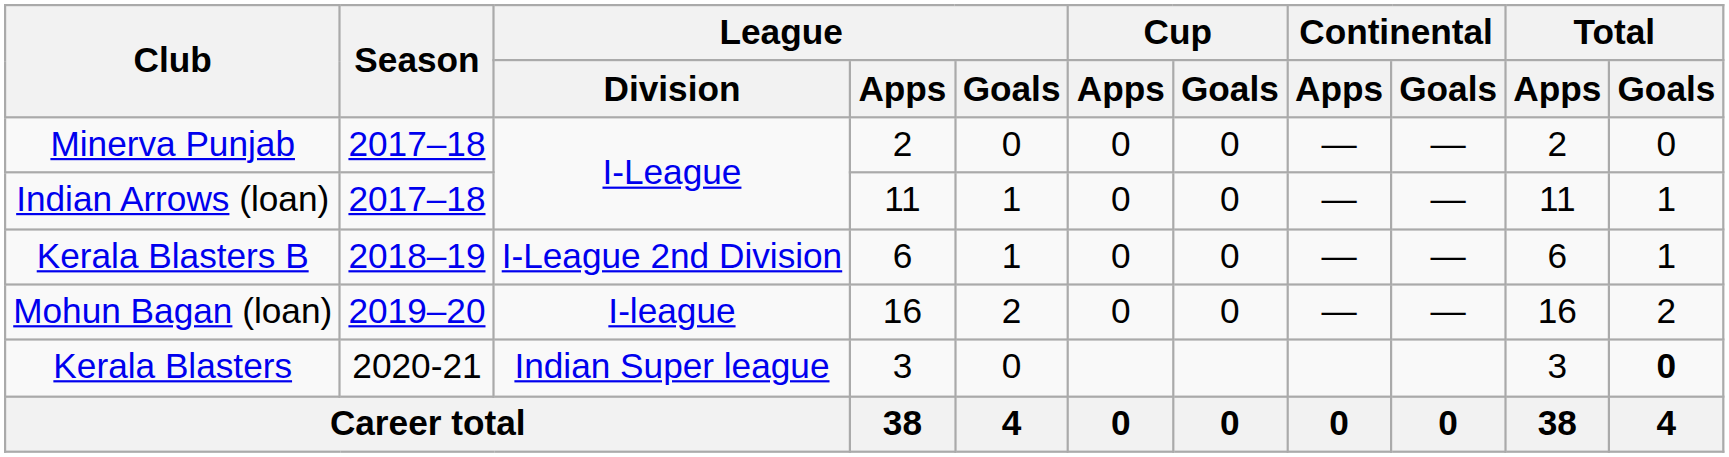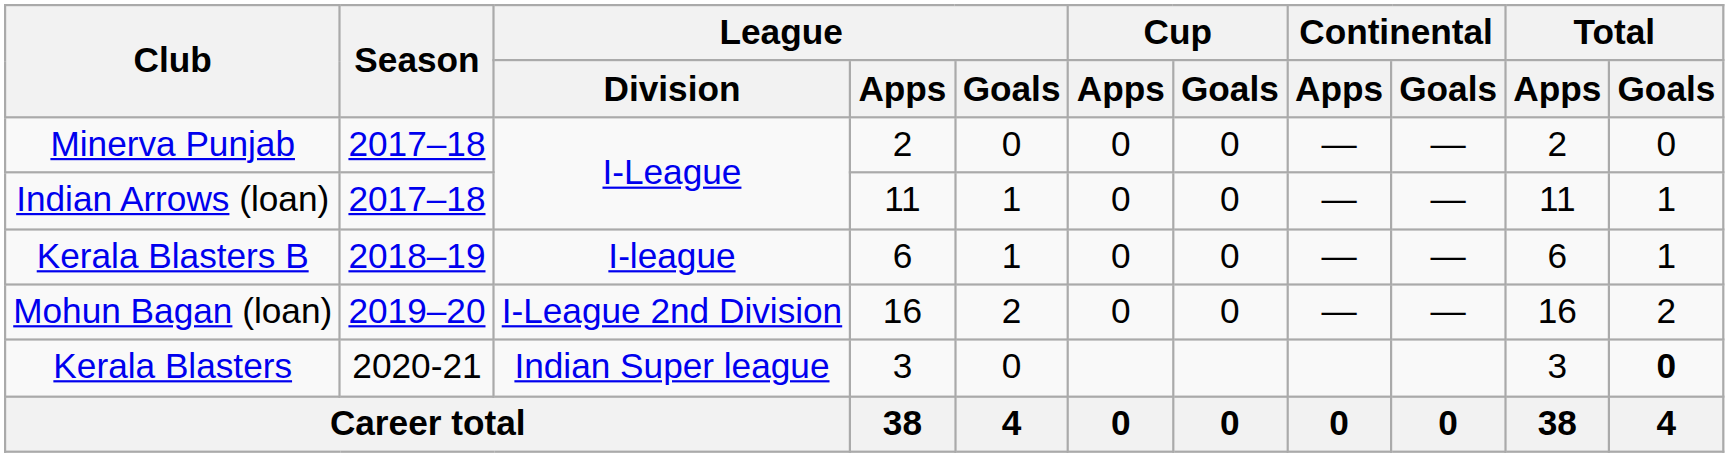(672, 255) I-League 2nd Division -> (672, 255) I-league
(672, 311) I-league -> (672, 311) I-League 2nd Division
